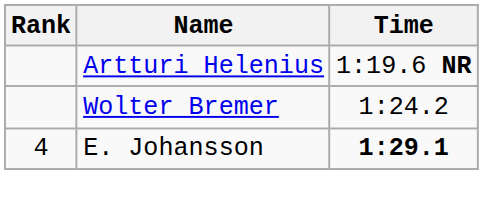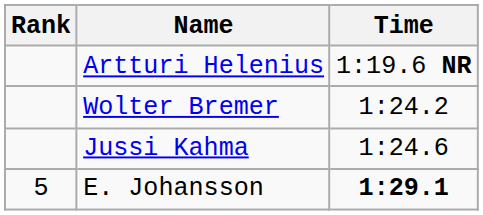+ row: (166, 148)
(41, 148) 4 -> (41, 189) 5
